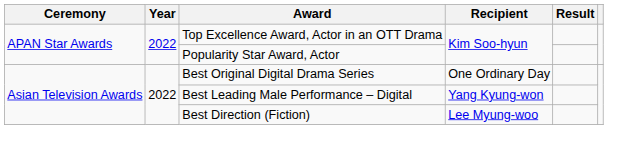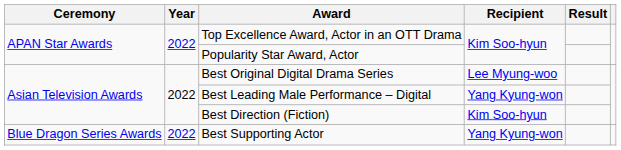(499, 74) One Ordinary Day -> (512, 74) Lee Myung-woo
(493, 114) Lee Myung-woo -> (507, 114) Kim Soo-hyun
+ row: (263, 134)
